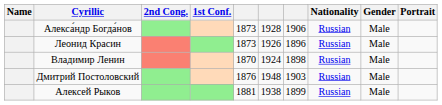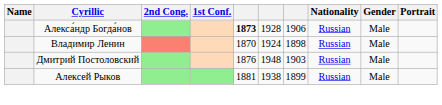(246, 28) normal -> (246, 28) bold
- row: (88, 44)
